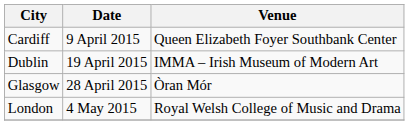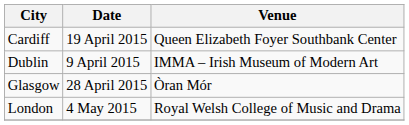(103, 39) 9 April 2015 -> (107, 39) 19 April 2015
(107, 62) 19 April 2015 -> (103, 62) 9 April 2015
